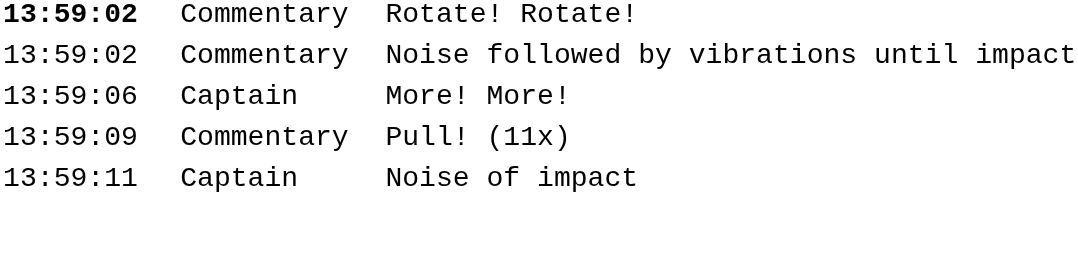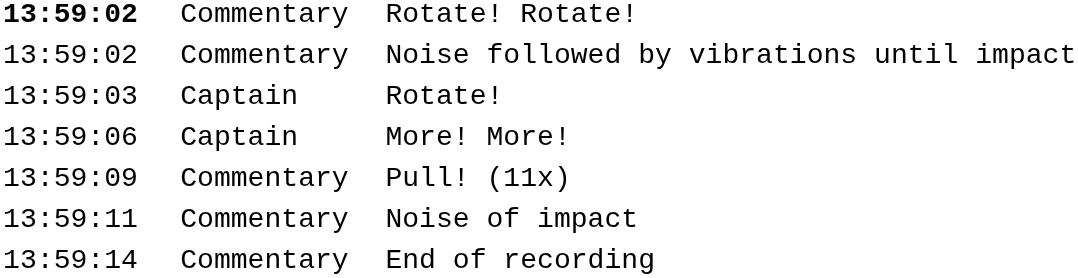+ row: (444, 96)
(239, 178) Captain -> (264, 220) Commentary
+ row: (520, 261)
